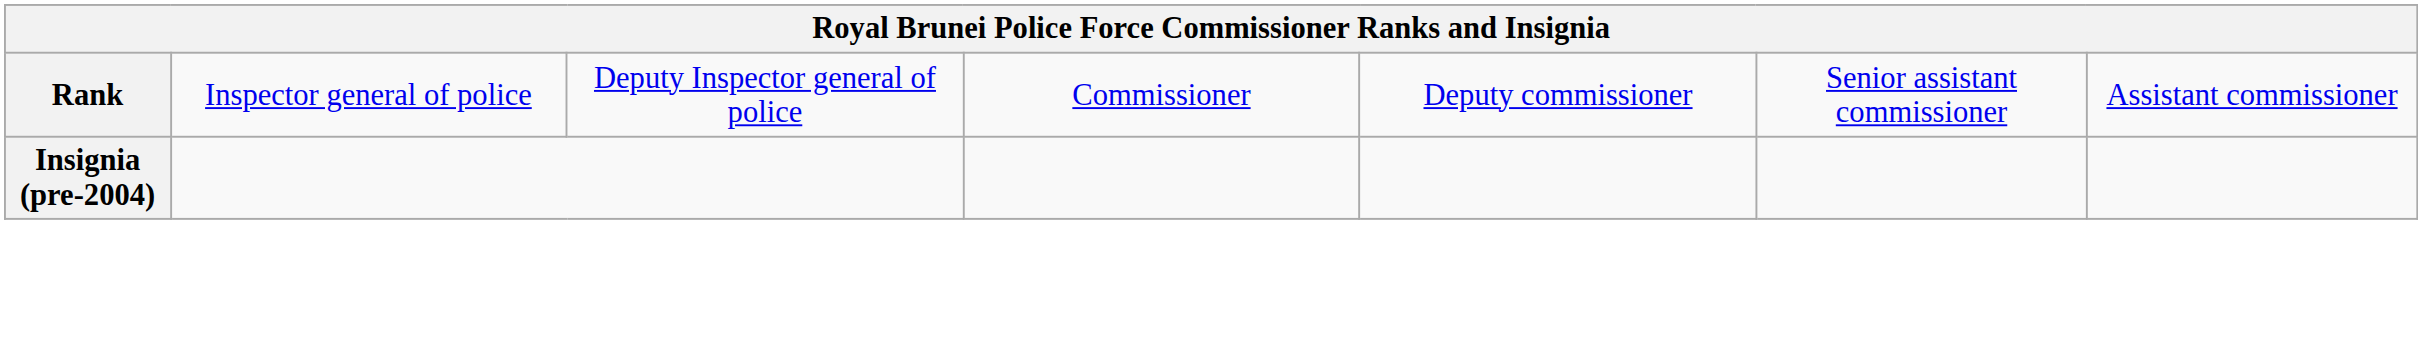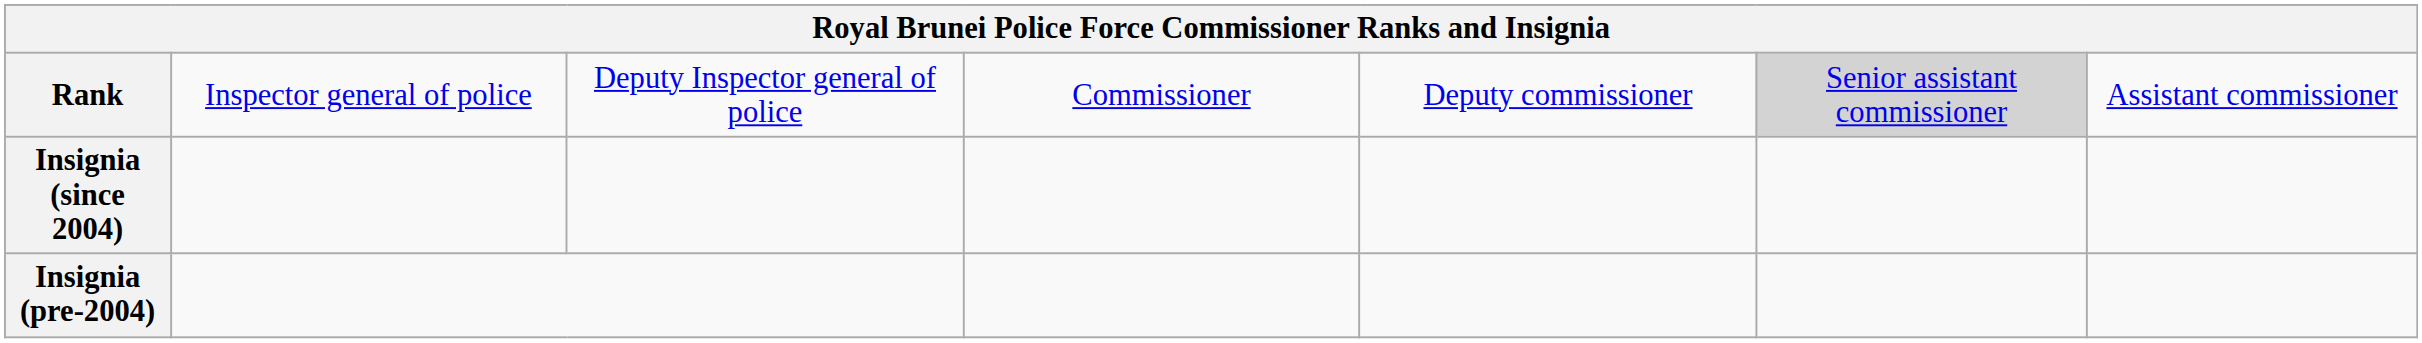(1922, 94) no background -> (1922, 94) lightgrey background
+ row: (88, 194)
